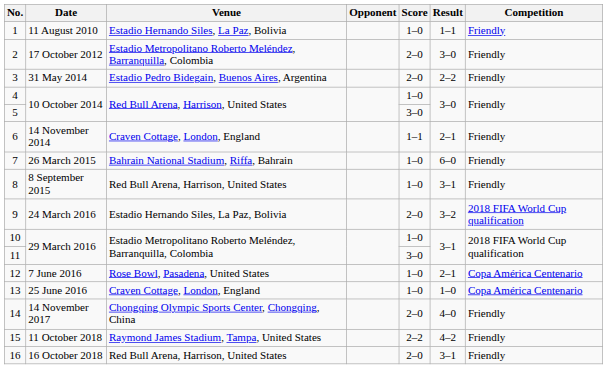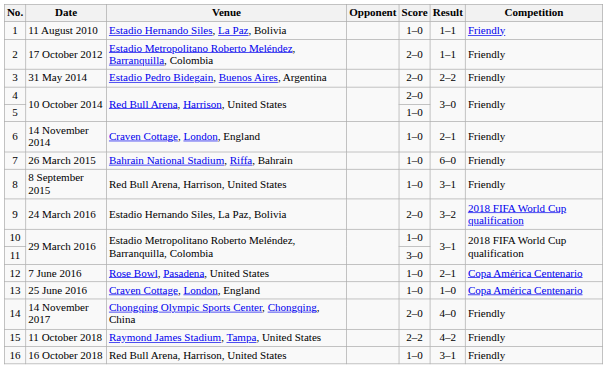(448, 54) 3–0 -> (448, 54) 1–1
(415, 95) 1–0 -> (415, 95) 2–0
(415, 113) 3–0 -> (415, 113) 1–0
(415, 136) 1–1 -> (415, 136) 1–0
(415, 355) 2–0 -> (415, 355) 1–0
